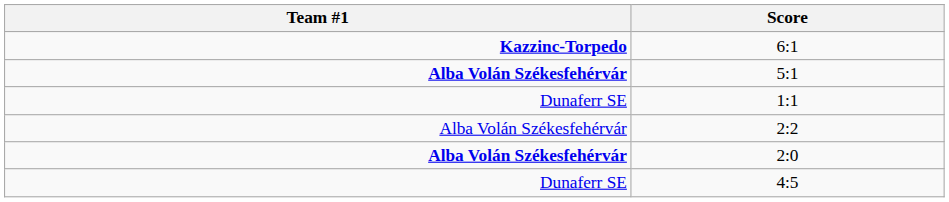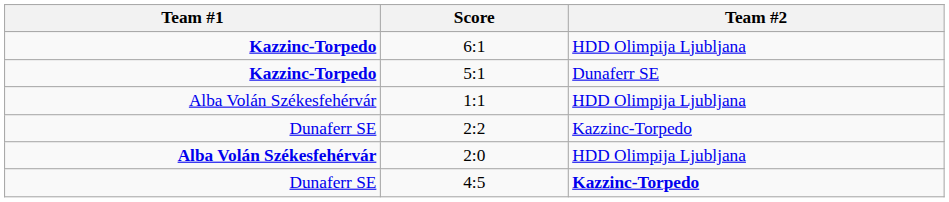+ column: (756, 18)
(528, 73) Alba Volán Székesfehérvár -> (313, 73) Kazzinc-Torpedo
(583, 100) Dunaferr SE -> (283, 100) Alba Volán Székesfehérvár
(533, 127) Alba Volán Székesfehérvár -> (333, 127) Dunaferr SE
